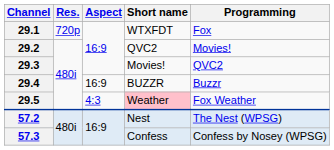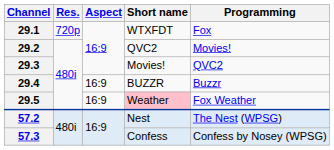(93, 100) 4:3 -> (96, 100) 16:9
